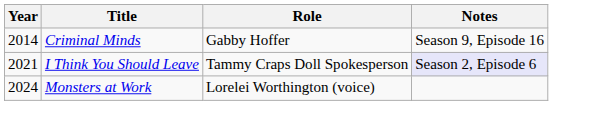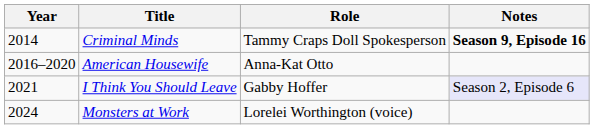(248, 40) Gabby Hoffer -> (345, 40) Tammy Craps Doll Spokesperson
(480, 40) normal -> (519, 40) bold
+ row: (145, 64)
(307, 64) Tammy Craps Doll Spokesperson -> (285, 87) Gabby Hoffer
